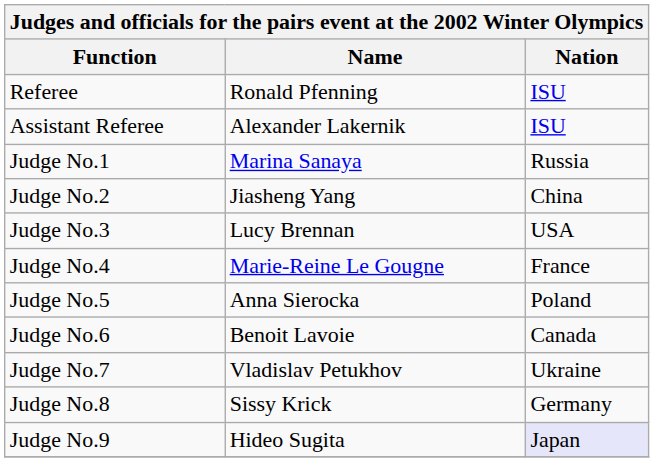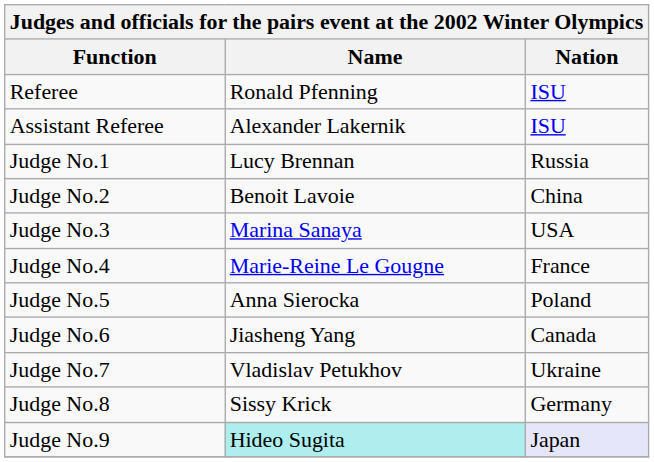(296, 160) Marina Sanaya -> (292, 160) Lucy Brennan
(292, 195) Jiasheng Yang -> (292, 195) Benoit Lavoie
(292, 230) Lucy Brennan -> (296, 230) Marina Sanaya
(292, 334) Benoit Lavoie -> (292, 334) Jiasheng Yang
(287, 439) no background -> (287, 439) paleturquoise background
